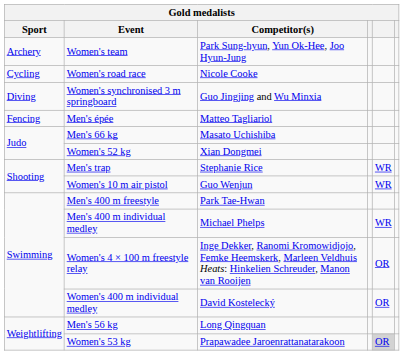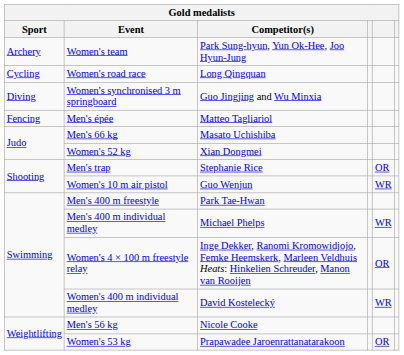(229, 73) Nicole Cooke -> (233, 73) Long Qingquan
(383, 168) WR -> (382, 168) OR
(382, 303) OR -> (383, 303) WR
(233, 325) Long Qingquan -> (229, 325) Nicole Cooke
(382, 342) lightgrey background -> (382, 342) no background
